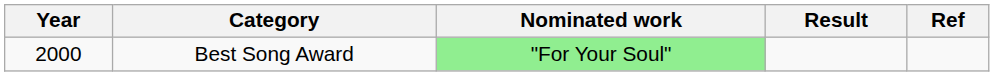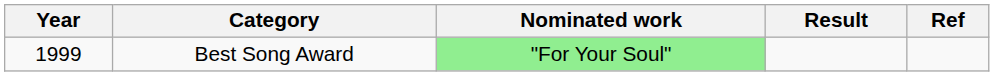(58, 53) 2000 -> (58, 53) 1999
